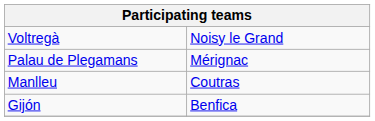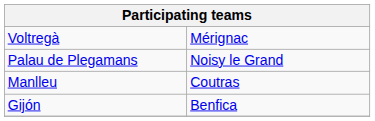(237, 37) Noisy le Grand -> (219, 37) Mérignac
(219, 60) Mérignac -> (237, 60) Noisy le Grand
